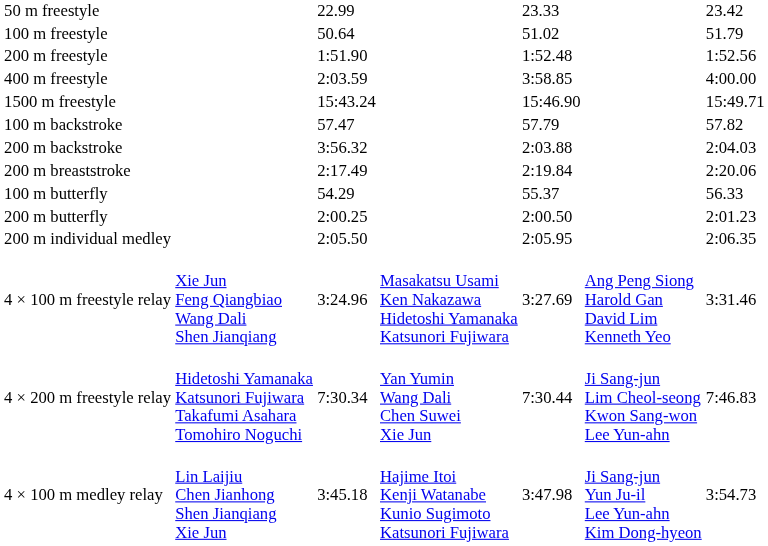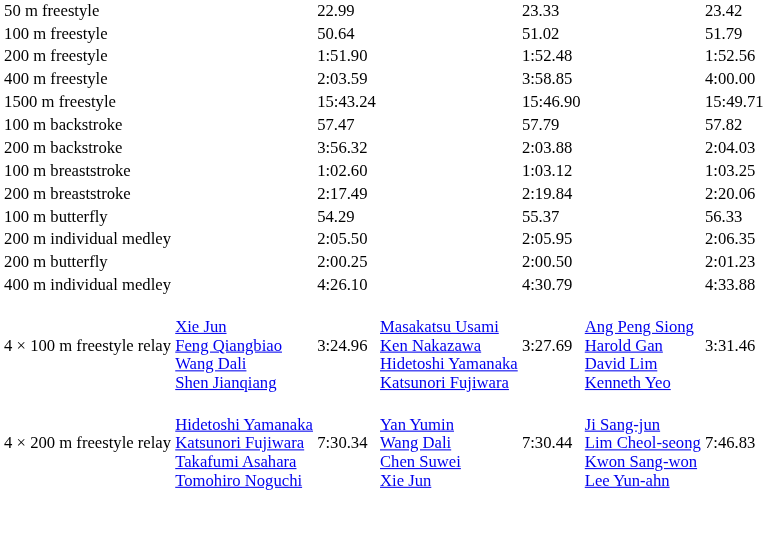+ row: (67, 170)
rows swapped: (56, 216) <-> (88, 239)
+ row: (88, 285)
- row: (83, 495)
